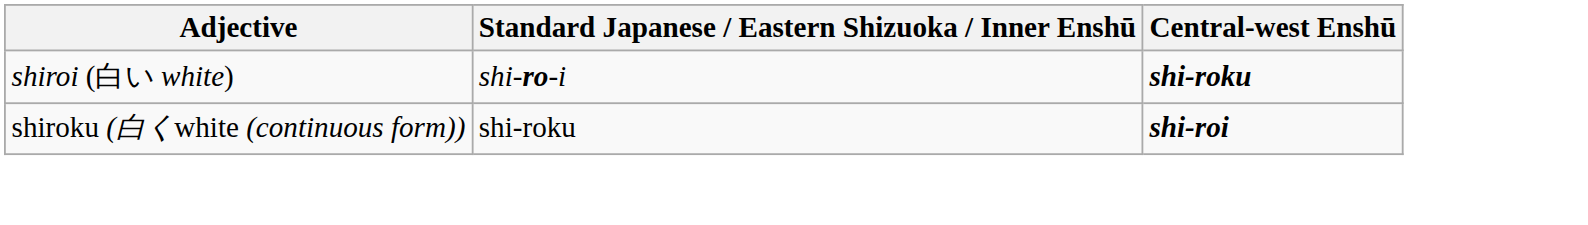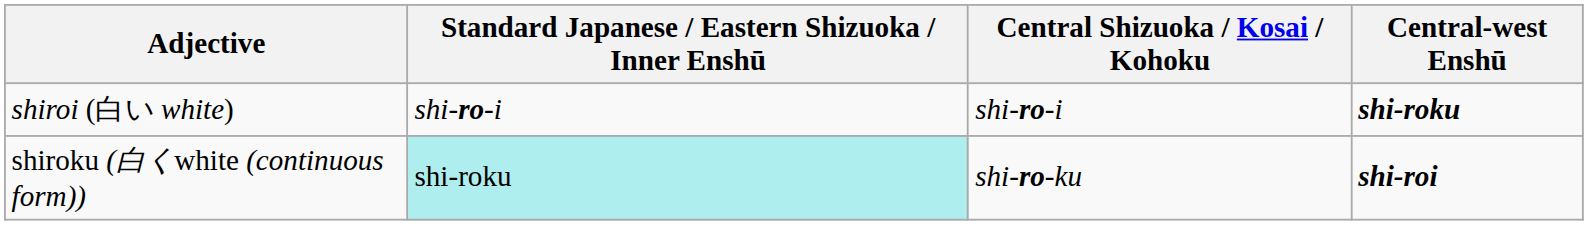+ column: (1160, 43)
(527, 128) no background -> (463, 177) paleturquoise background
